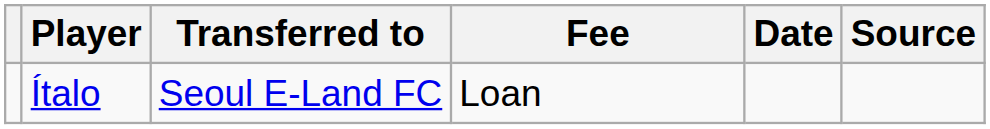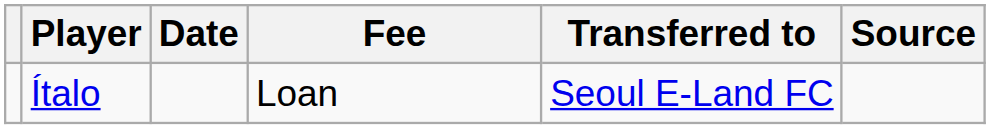columns swapped: (300, 33) <-> (794, 33)
